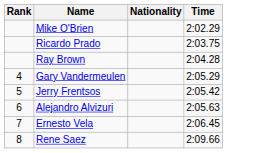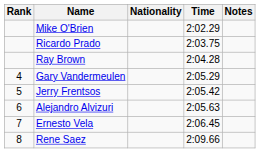+ column: (239, 12)
